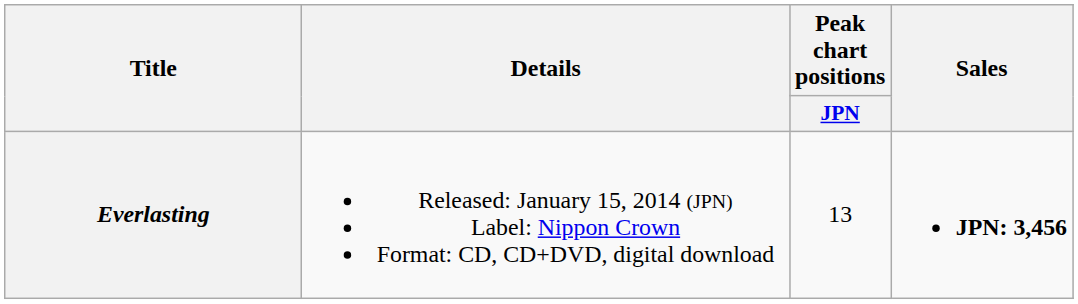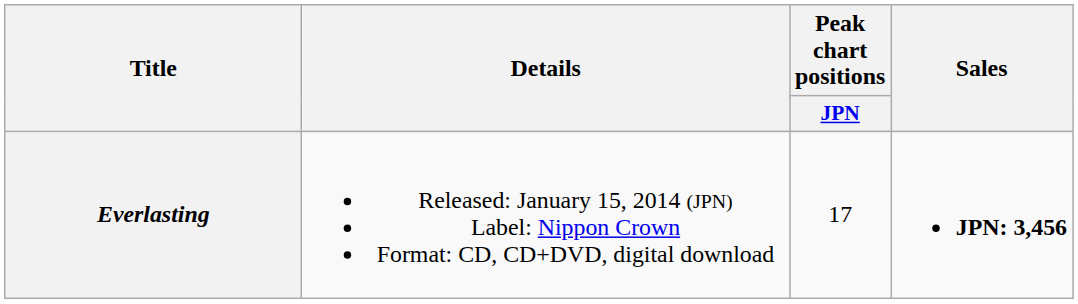(840, 214) 13 -> (840, 214) 17
